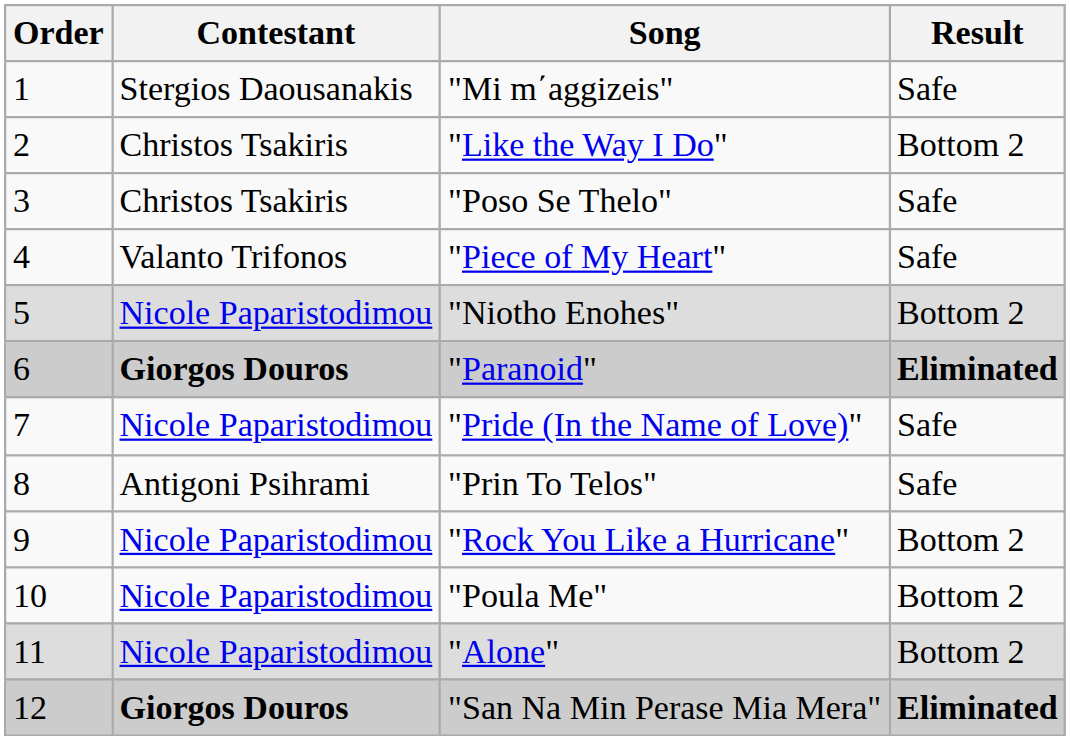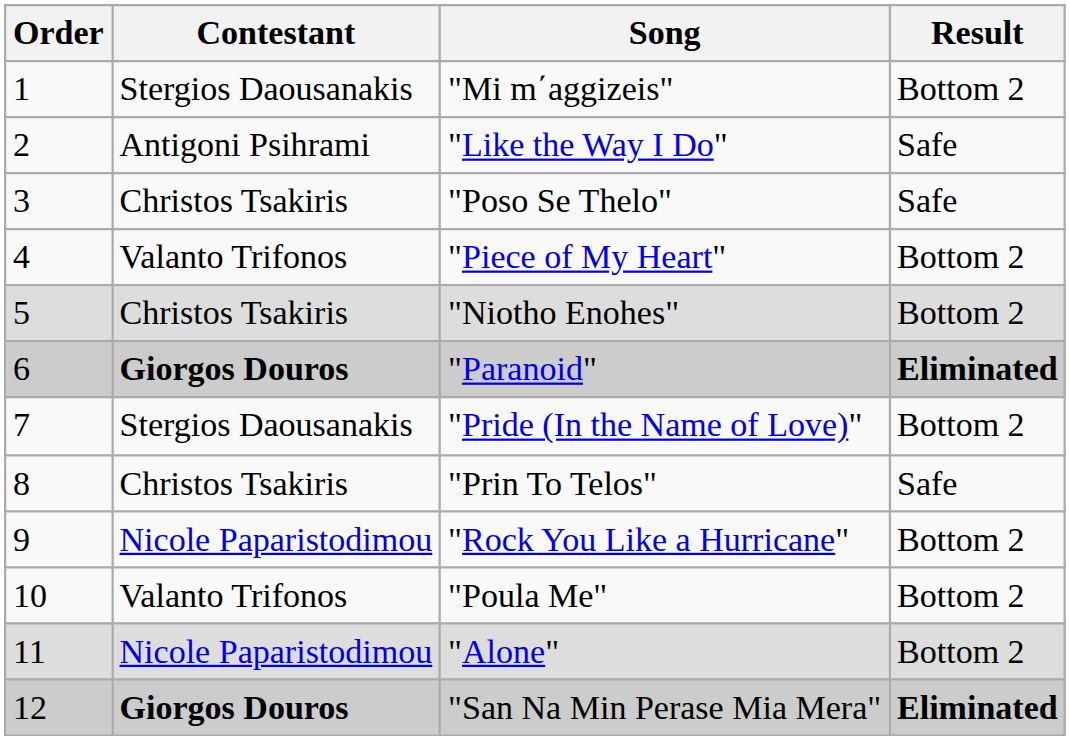(927, 88) Safe -> (961, 88) Bottom 2
(234, 145) Christos Tsakiris -> (245, 145) Antigoni Psihrami
(961, 145) Bottom 2 -> (927, 145) Safe
(927, 257) Safe -> (961, 257) Bottom 2
(276, 313) Nicole Paparistodimou -> (234, 313) Christos Tsakiris
(276, 425) Nicole Paparistodimou -> (266, 425) Stergios Daousanakis
(927, 425) Safe -> (961, 425) Bottom 2
(245, 481) Antigoni Psihrami -> (234, 481) Christos Tsakiris
(276, 594) Nicole Paparistodimou -> (233, 594) Valanto Trifonos
